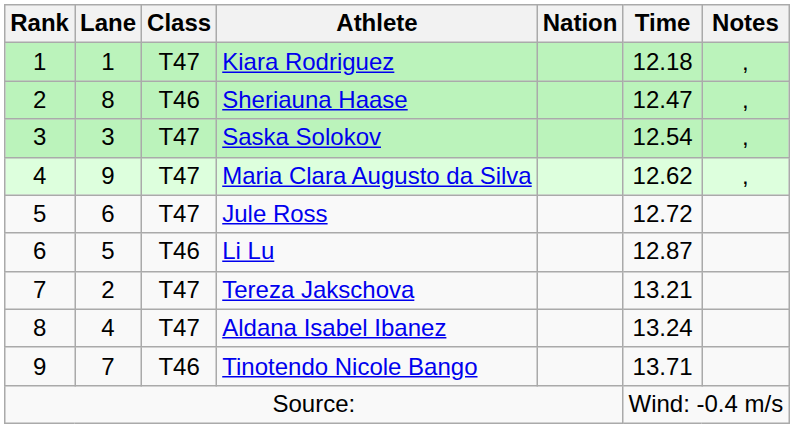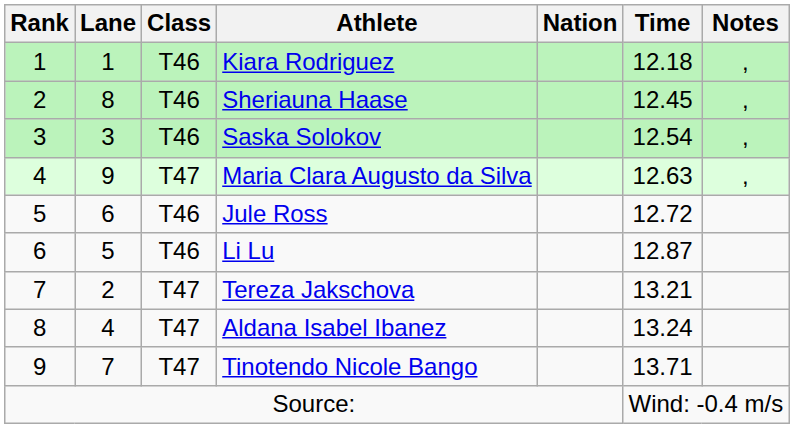(179, 61) T47 -> (179, 61) T46
(663, 99) 12.47 -> (663, 99) 12.45
(179, 137) T47 -> (179, 137) T46
(663, 175) 12.62 -> (663, 175) 12.63
(179, 213) T47 -> (179, 213) T46
(179, 366) T46 -> (179, 366) T47
